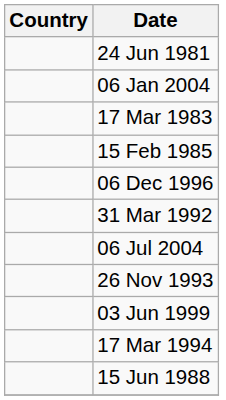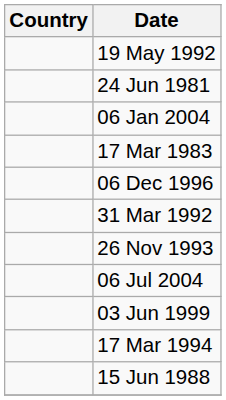+ row: (157, 53)
- row: (155, 150)
rows swapped: (150, 248) <-> (155, 280)
